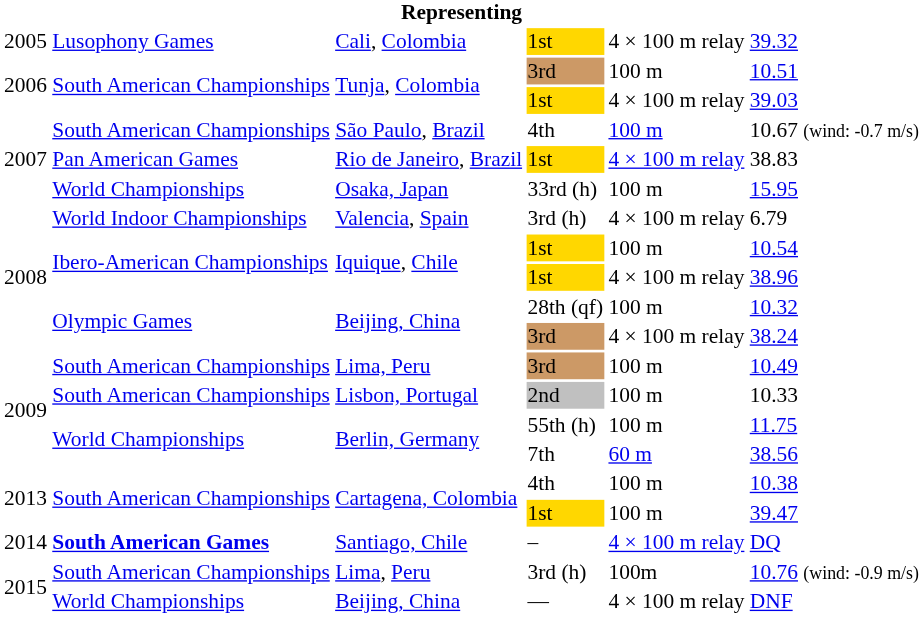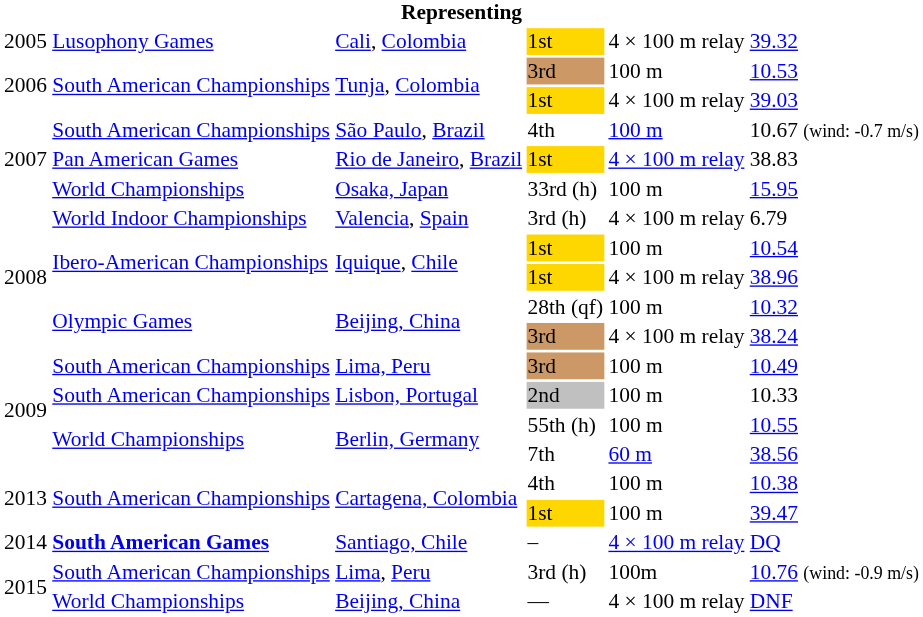(774, 70) 10.51 -> (774, 70) 10.53
(773, 424) 11.75 -> (774, 424) 10.55
